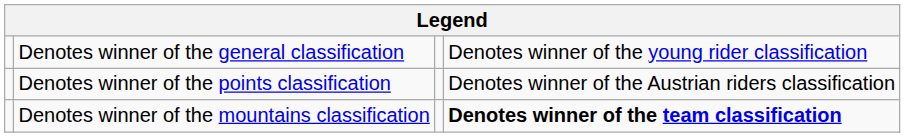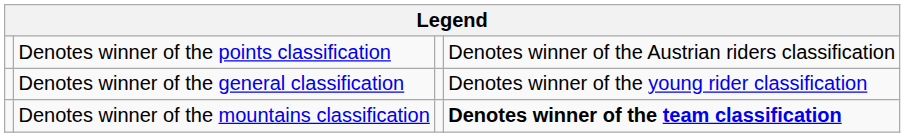rows swapped: (211, 52) <-> (205, 83)
